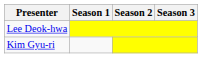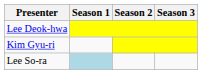+ row: (27, 61)
